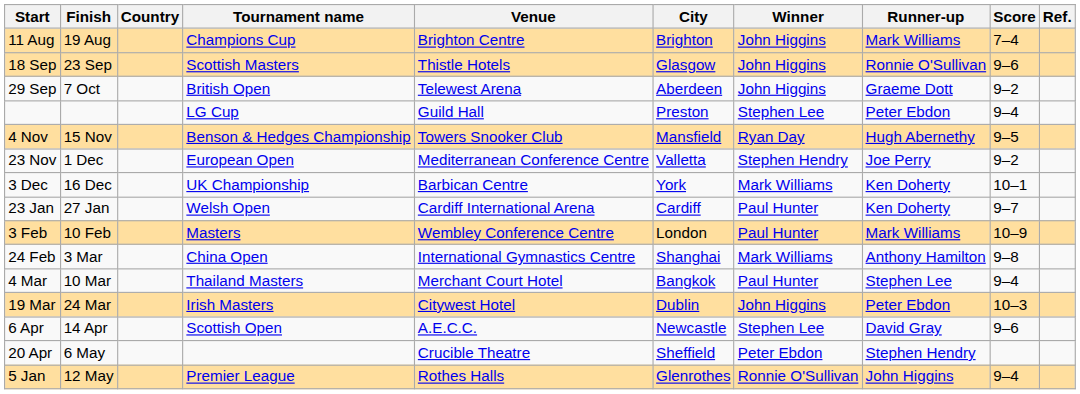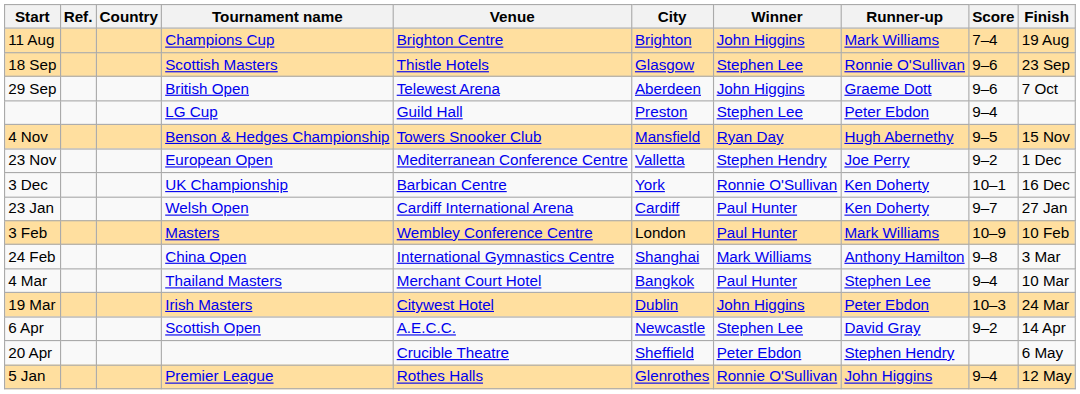columns swapped: (89, 16) <-> (1057, 16)
(782, 64) John Higgins -> (760, 64) Stephen Lee
(1006, 88) 9–2 -> (985, 88) 9–6
(785, 184) Mark Williams -> (777, 184) Ronnie O'Sullivan
(1006, 328) 9–6 -> (985, 328) 9–2
